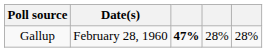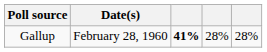(186, 36) 47% -> (186, 36) 41%
